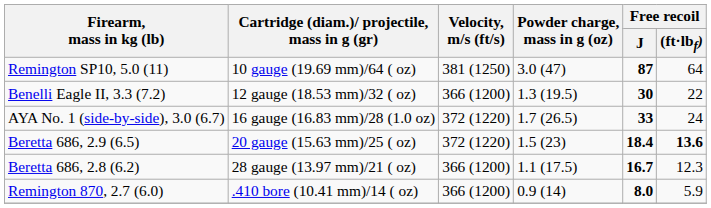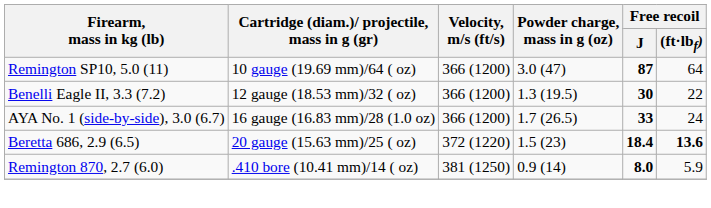(476, 69) 381 (1250) -> (476, 69) 366 (1200)
(476, 118) 372 (1220) -> (476, 118) 366 (1200)
- row: (74, 166)
(476, 191) 366 (1200) -> (476, 166) 381 (1250)
